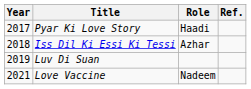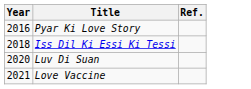- column: (198, 12)
(18, 28) 2017 -> (18, 28) 2016
(18, 60) 2019 -> (18, 60) 2020
